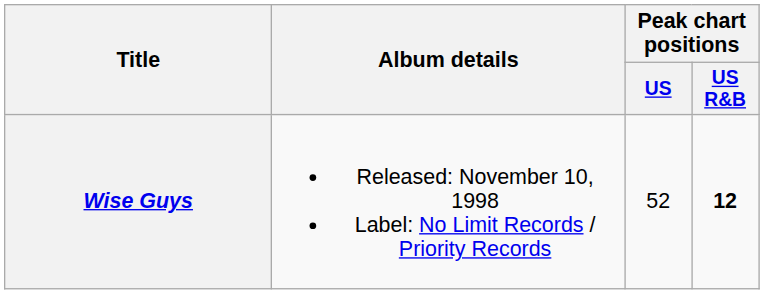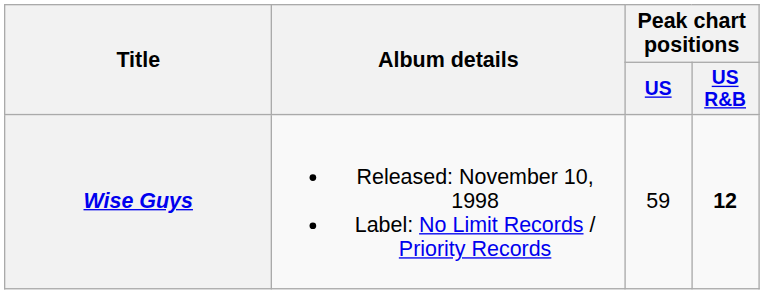(658, 201) 52 -> (658, 201) 59
